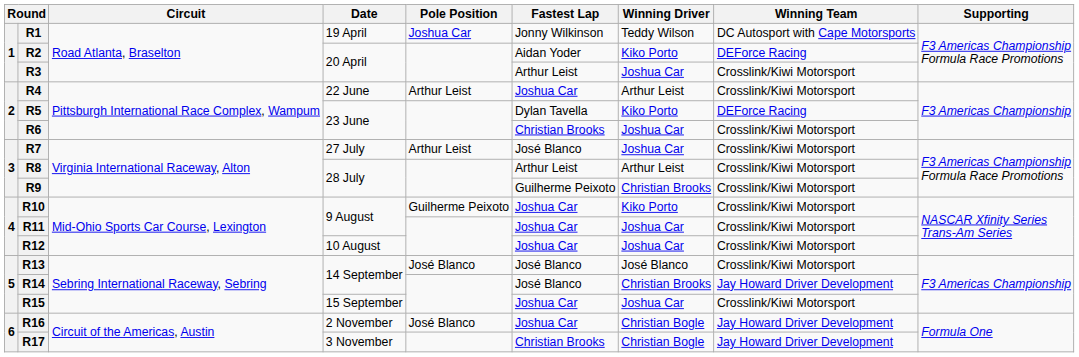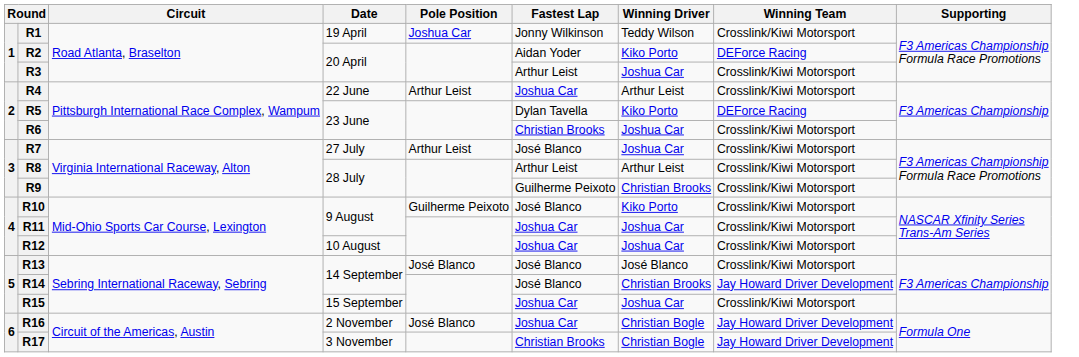(816, 33) DC Autosport with Cape Motorsports -> (786, 33) Crosslink/Kiwi Motorsport
(546, 207) Joshua Car -> (548, 207) José Blanco
